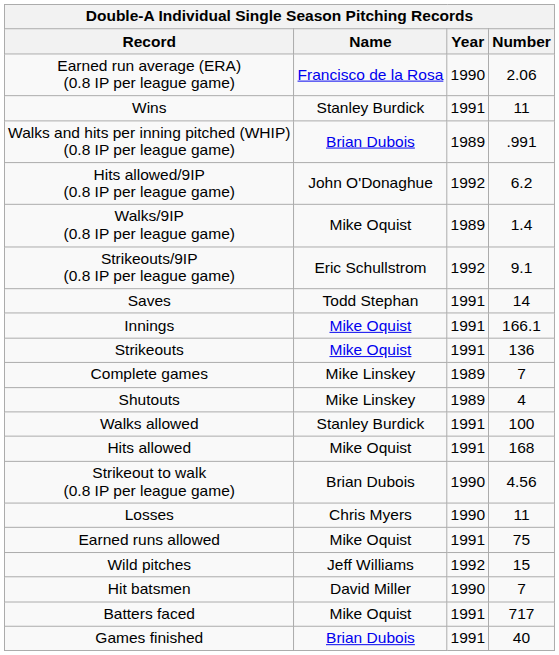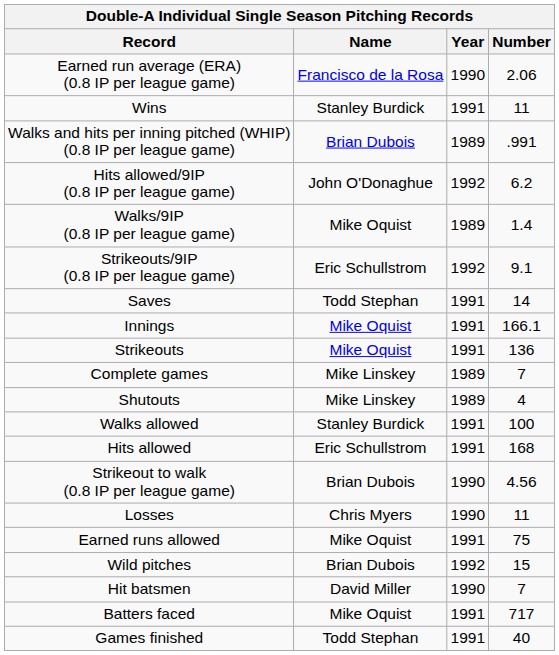(370, 448) Mike Oquist -> (370, 448) Eric Schullstrom
(370, 564) Jeff Williams -> (370, 564) Brian Dubois
(370, 638) Brian Dubois -> (370, 638) Todd Stephan
